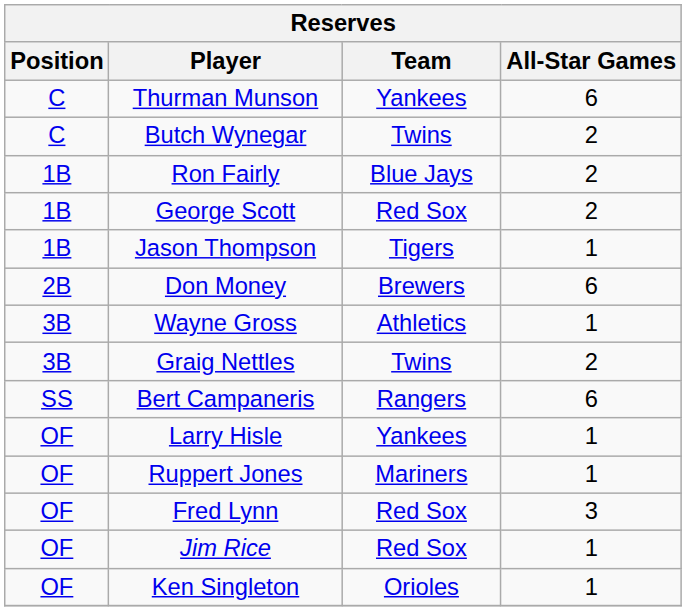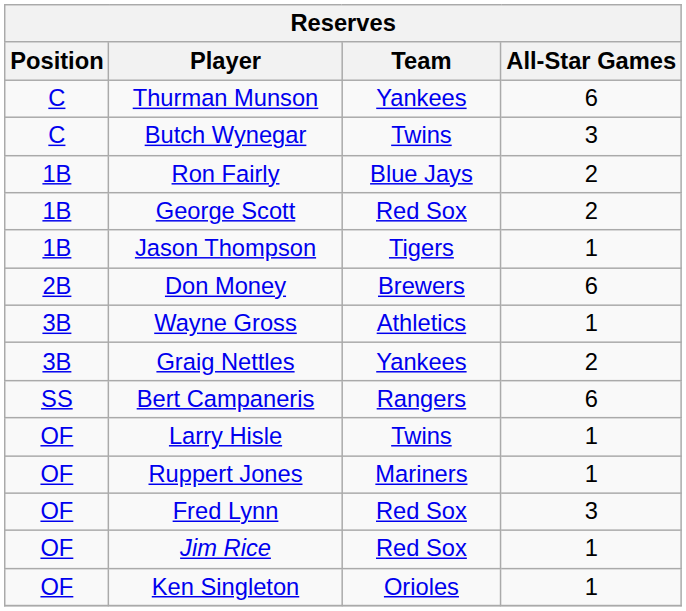(591, 135) 2 -> (591, 135) 3
(421, 361) Twins -> (421, 361) Yankees
(421, 436) Yankees -> (421, 436) Twins
